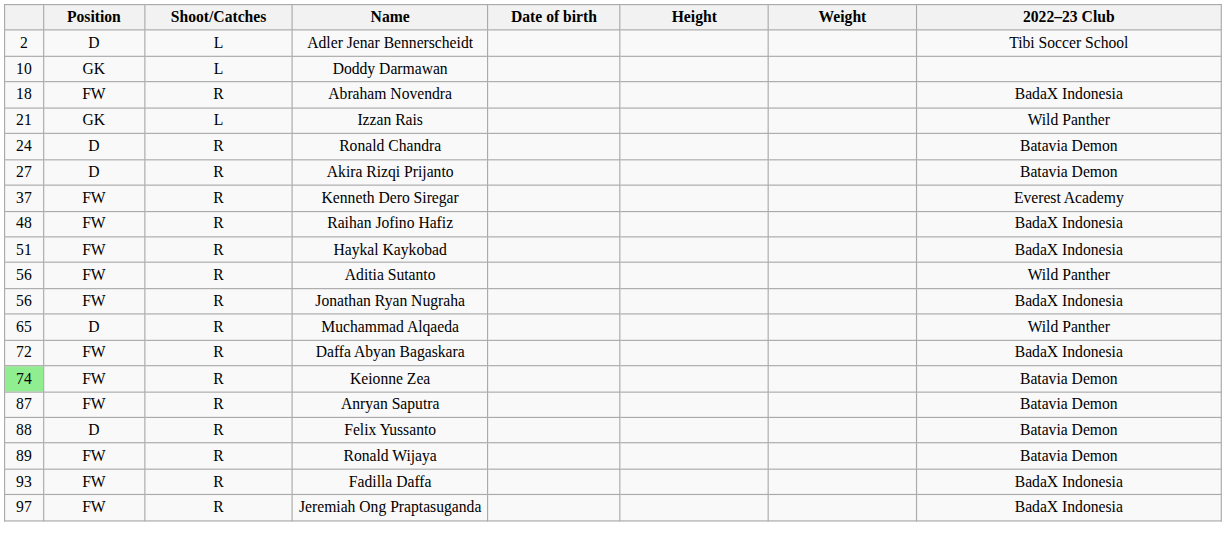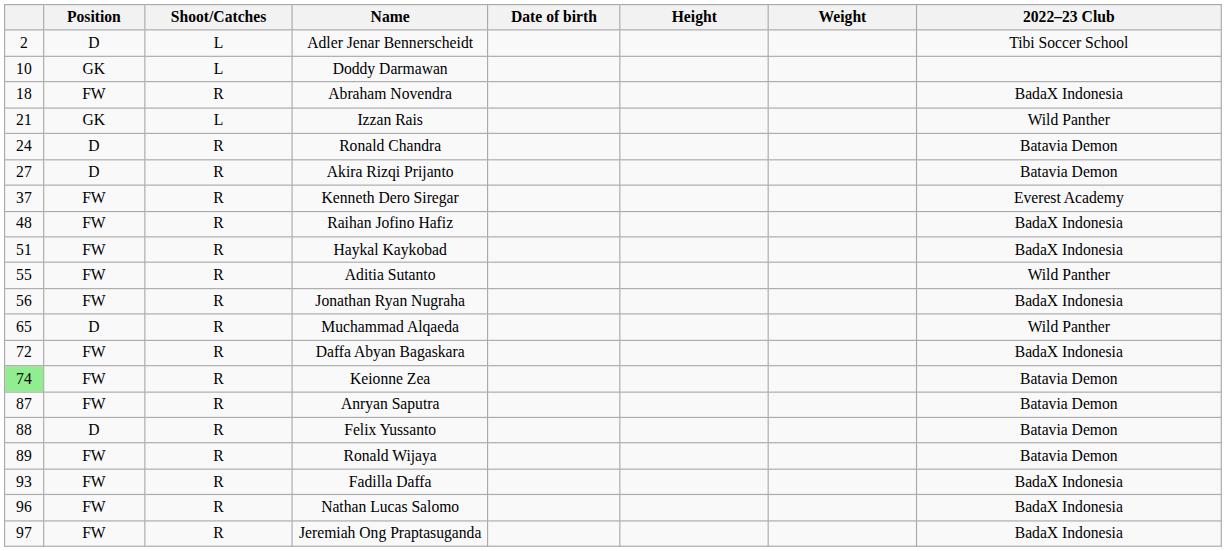(24, 275) 56 -> (24, 275) 55
+ row: (390, 507)
